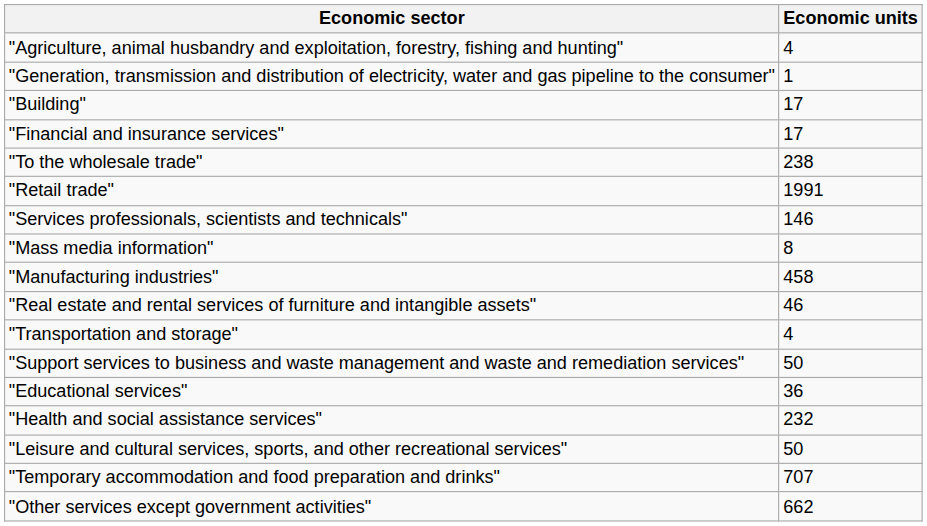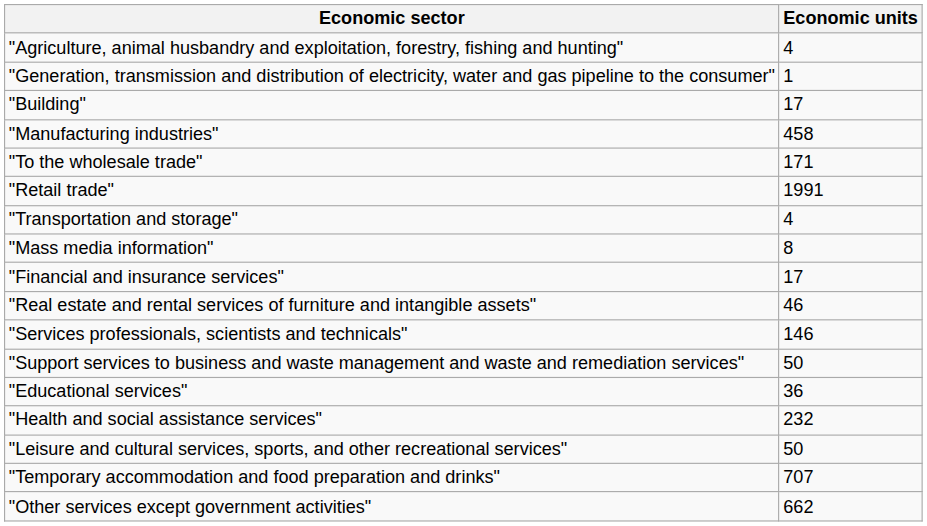rows swapped: (114, 276) <-> (146, 133)
(798, 162) 238 -> (798, 162) 171
rows swapped: (123, 334) <-> (208, 219)
